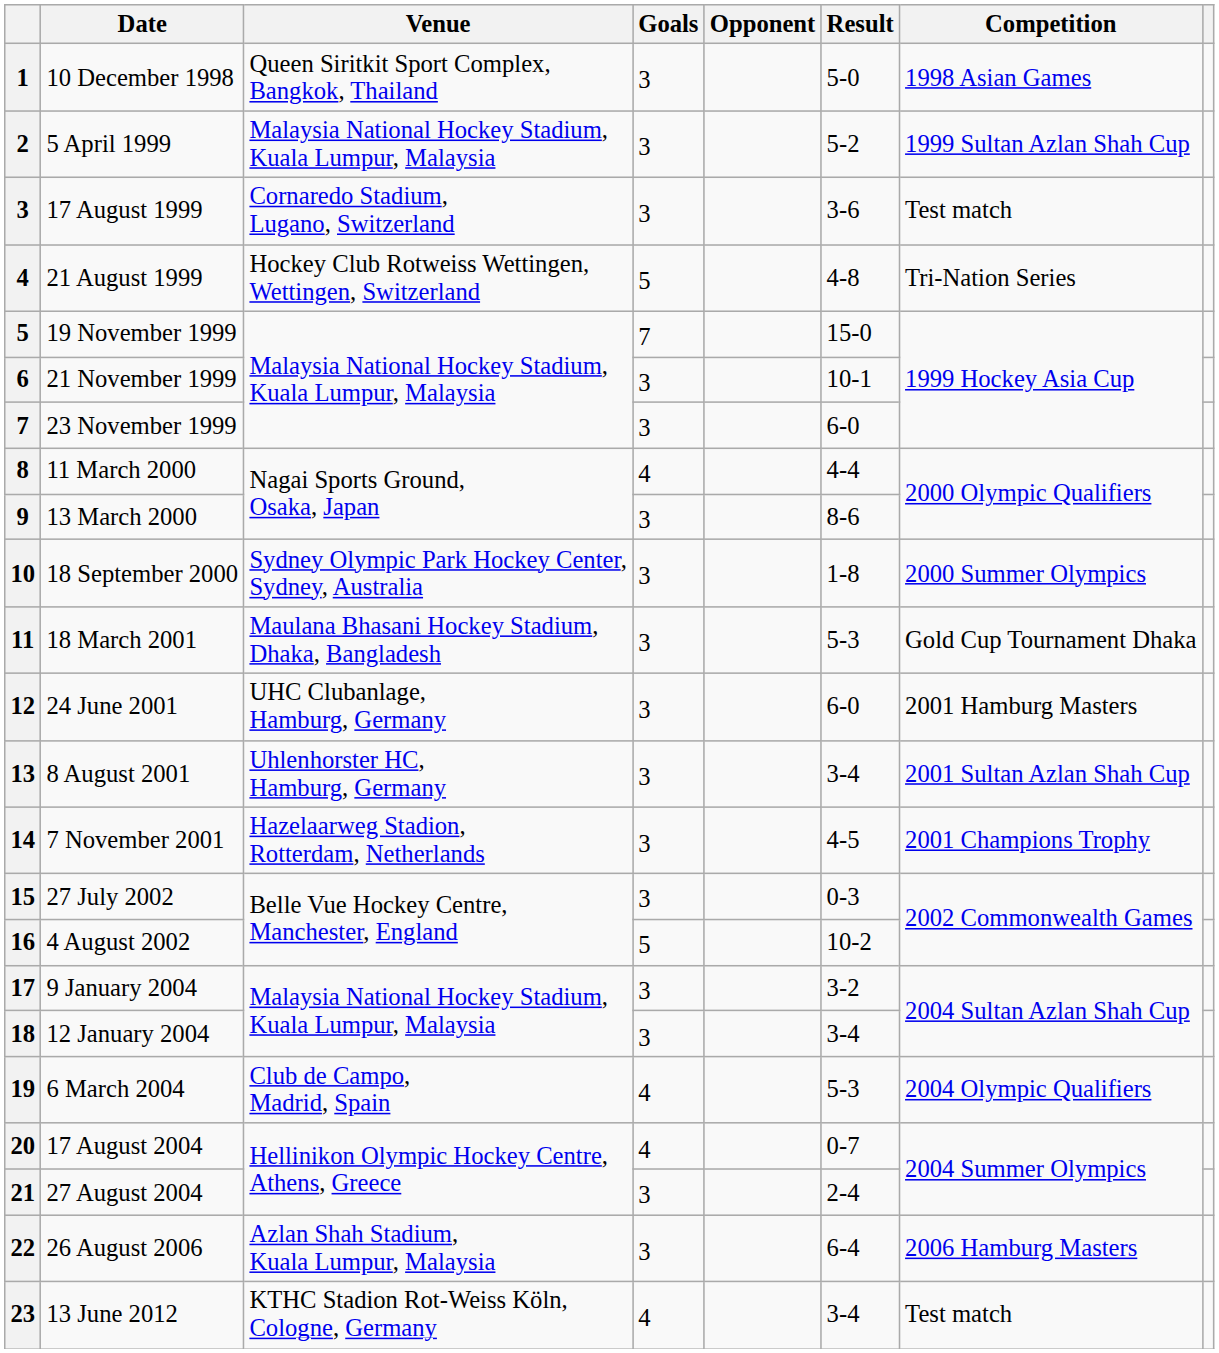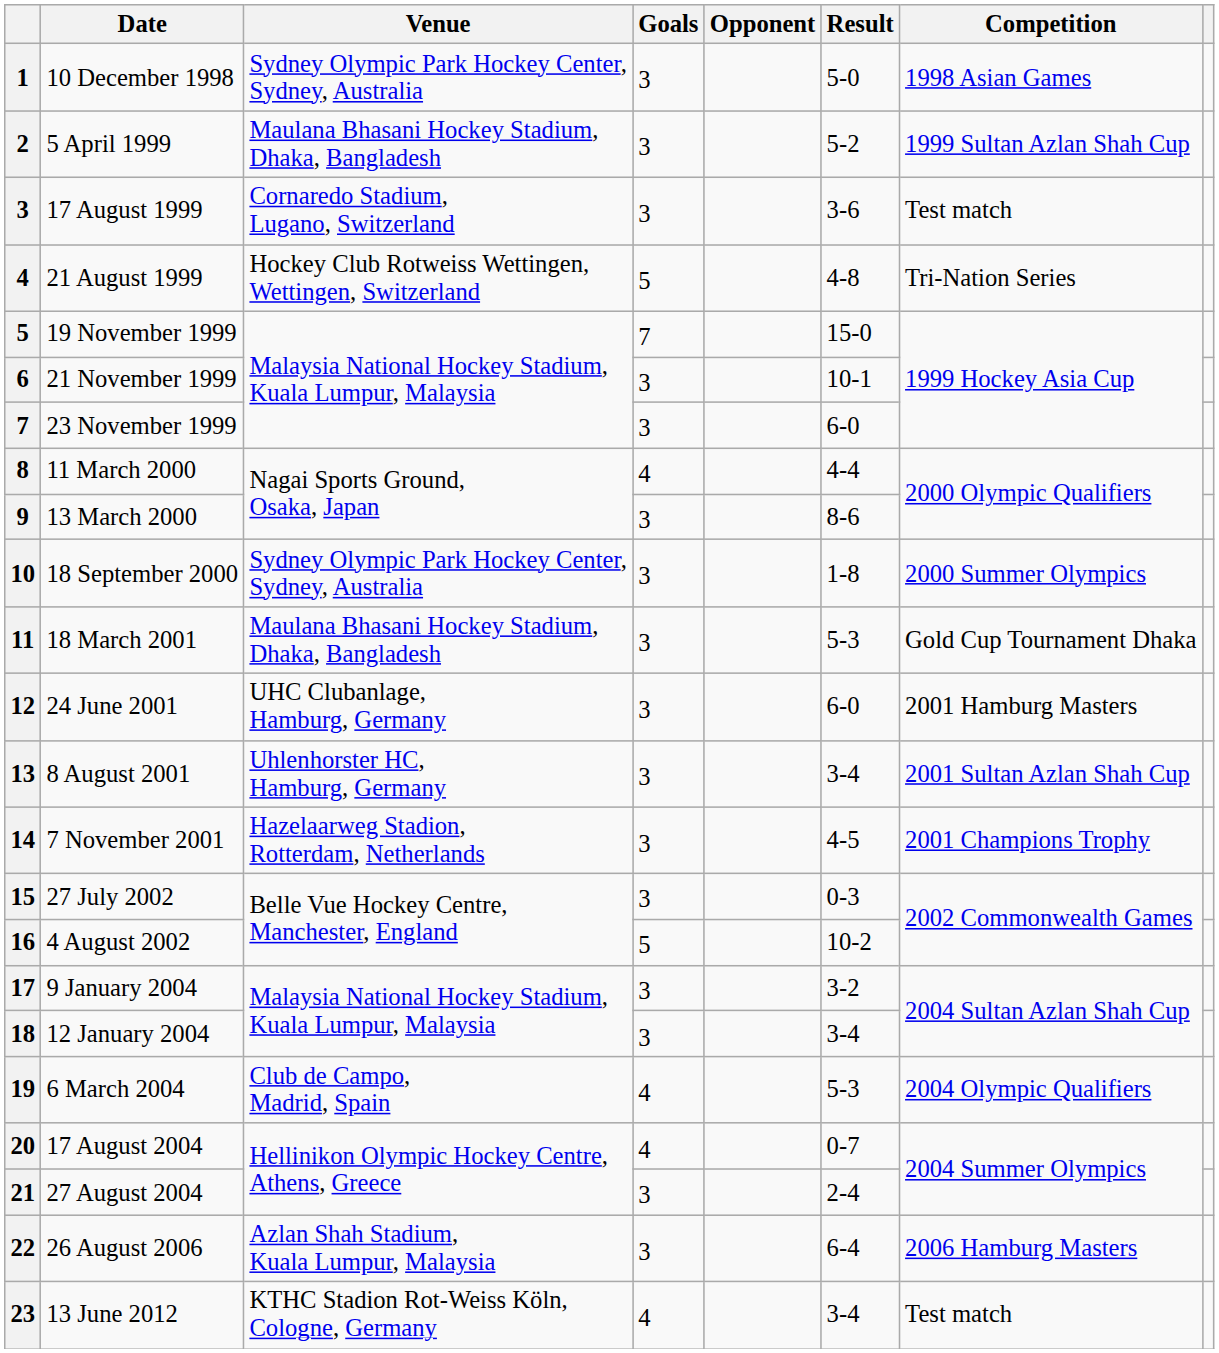(400, 76) Queen Siritkit Sport Complex, Bangkok, Thailand -> (438, 76) Sydney Olympic Park Hockey Center, Sydney, Australia
(429, 143) Malaysia National Hockey Stadium, Kuala Lumpur, Malaysia -> (424, 143) Maulana Bhasani Hockey Stadium, Dhaka, Bangladesh
